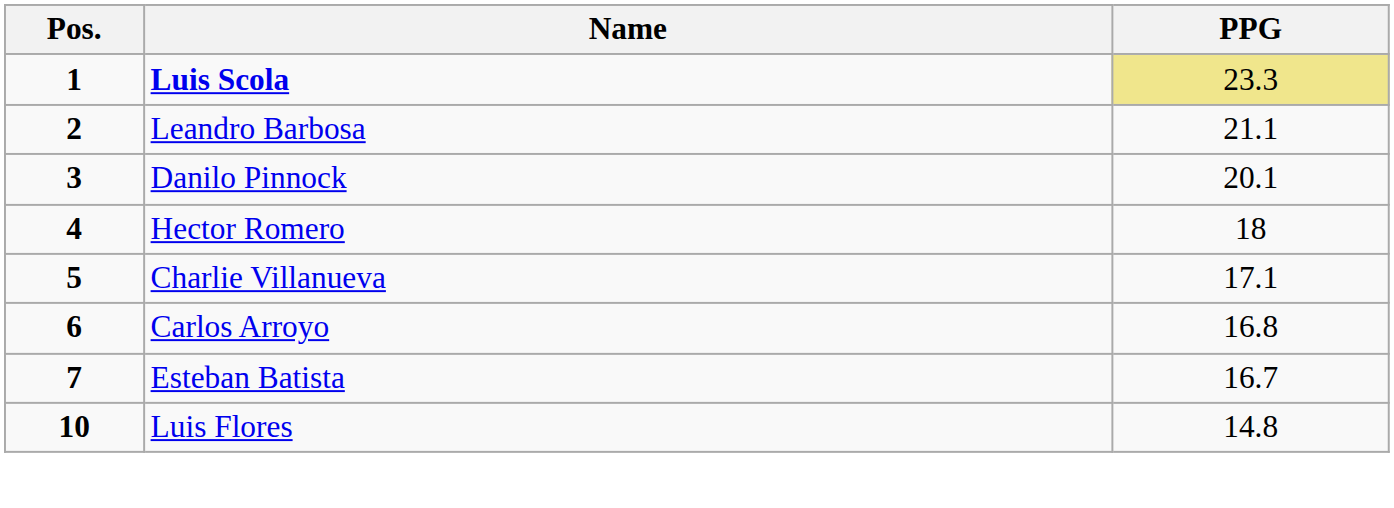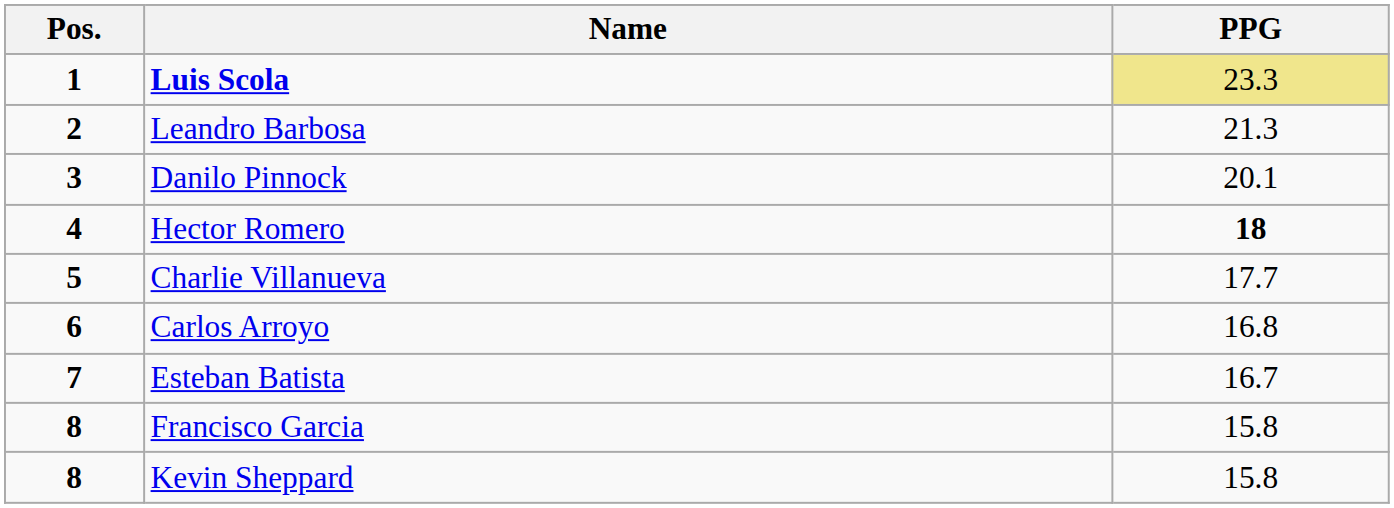(1251, 128) 21.1 -> (1251, 128) 21.3
(1251, 228) normal -> (1251, 228) bold
(1251, 278) 17.1 -> (1251, 278) 17.7
+ row: (257, 427)
+ row: (252, 476)
- row: (222, 427)
